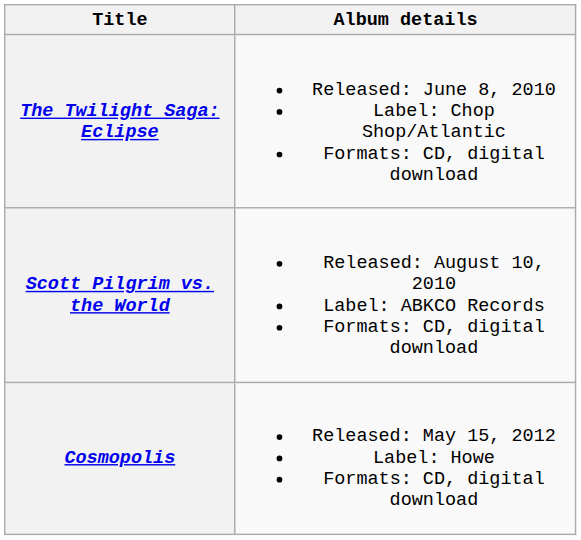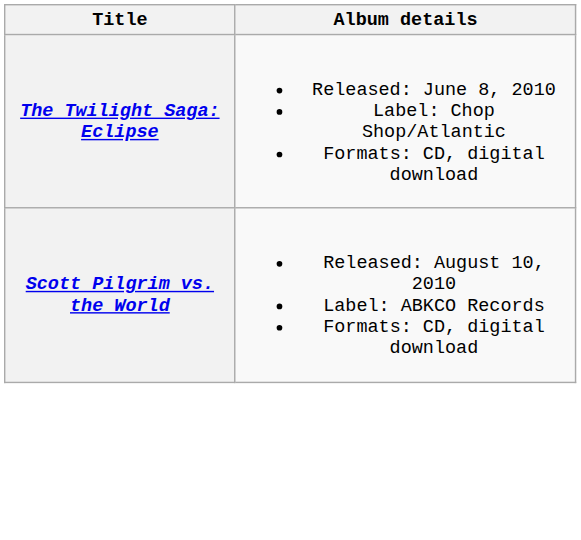- row: (120, 458)
